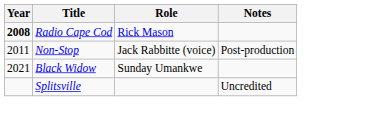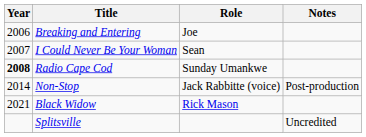+ row: (88, 31)
+ row: (106, 50)
(145, 31) Rick Mason -> (225, 68) Sunday Umankwe
(18, 50) 2011 -> (19, 86) 2014
(160, 68) Sunday Umankwe -> (210, 104) Rick Mason
